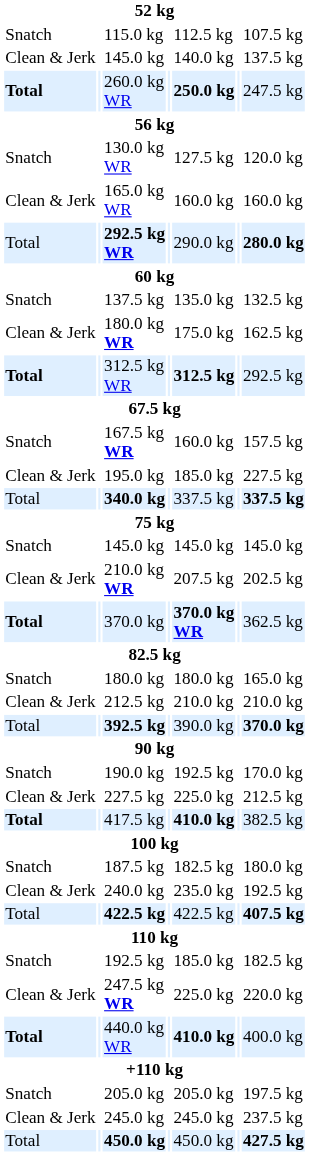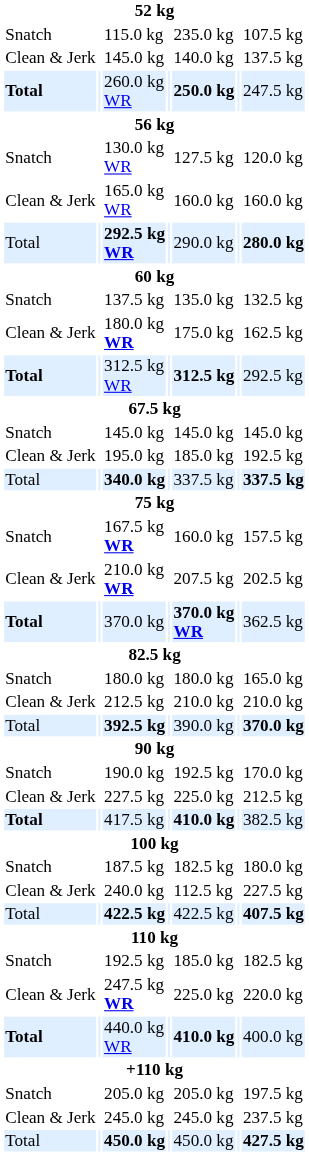(203, 34) 112.5 kg -> (204, 34) 235.0 kg
rows swapped: (29, 545) <-> (29, 442)
(273, 475) 227.5 kg -> (273, 455) 192.5 kg
(204, 890) 235.0 kg -> (203, 890) 112.5 kg
(273, 890) 192.5 kg -> (273, 890) 227.5 kg
